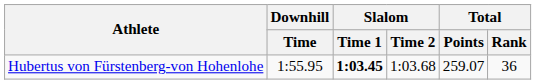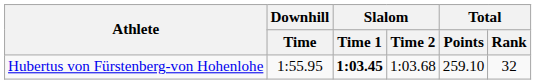(464, 67) 259.07 -> (464, 67) 259.10
(509, 67) 36 -> (509, 67) 32
